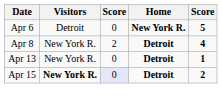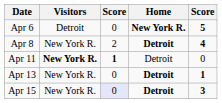+ row: (22, 59)
(70, 75) bold -> (70, 91) normal
(203, 75) 2 -> (203, 91) 3
